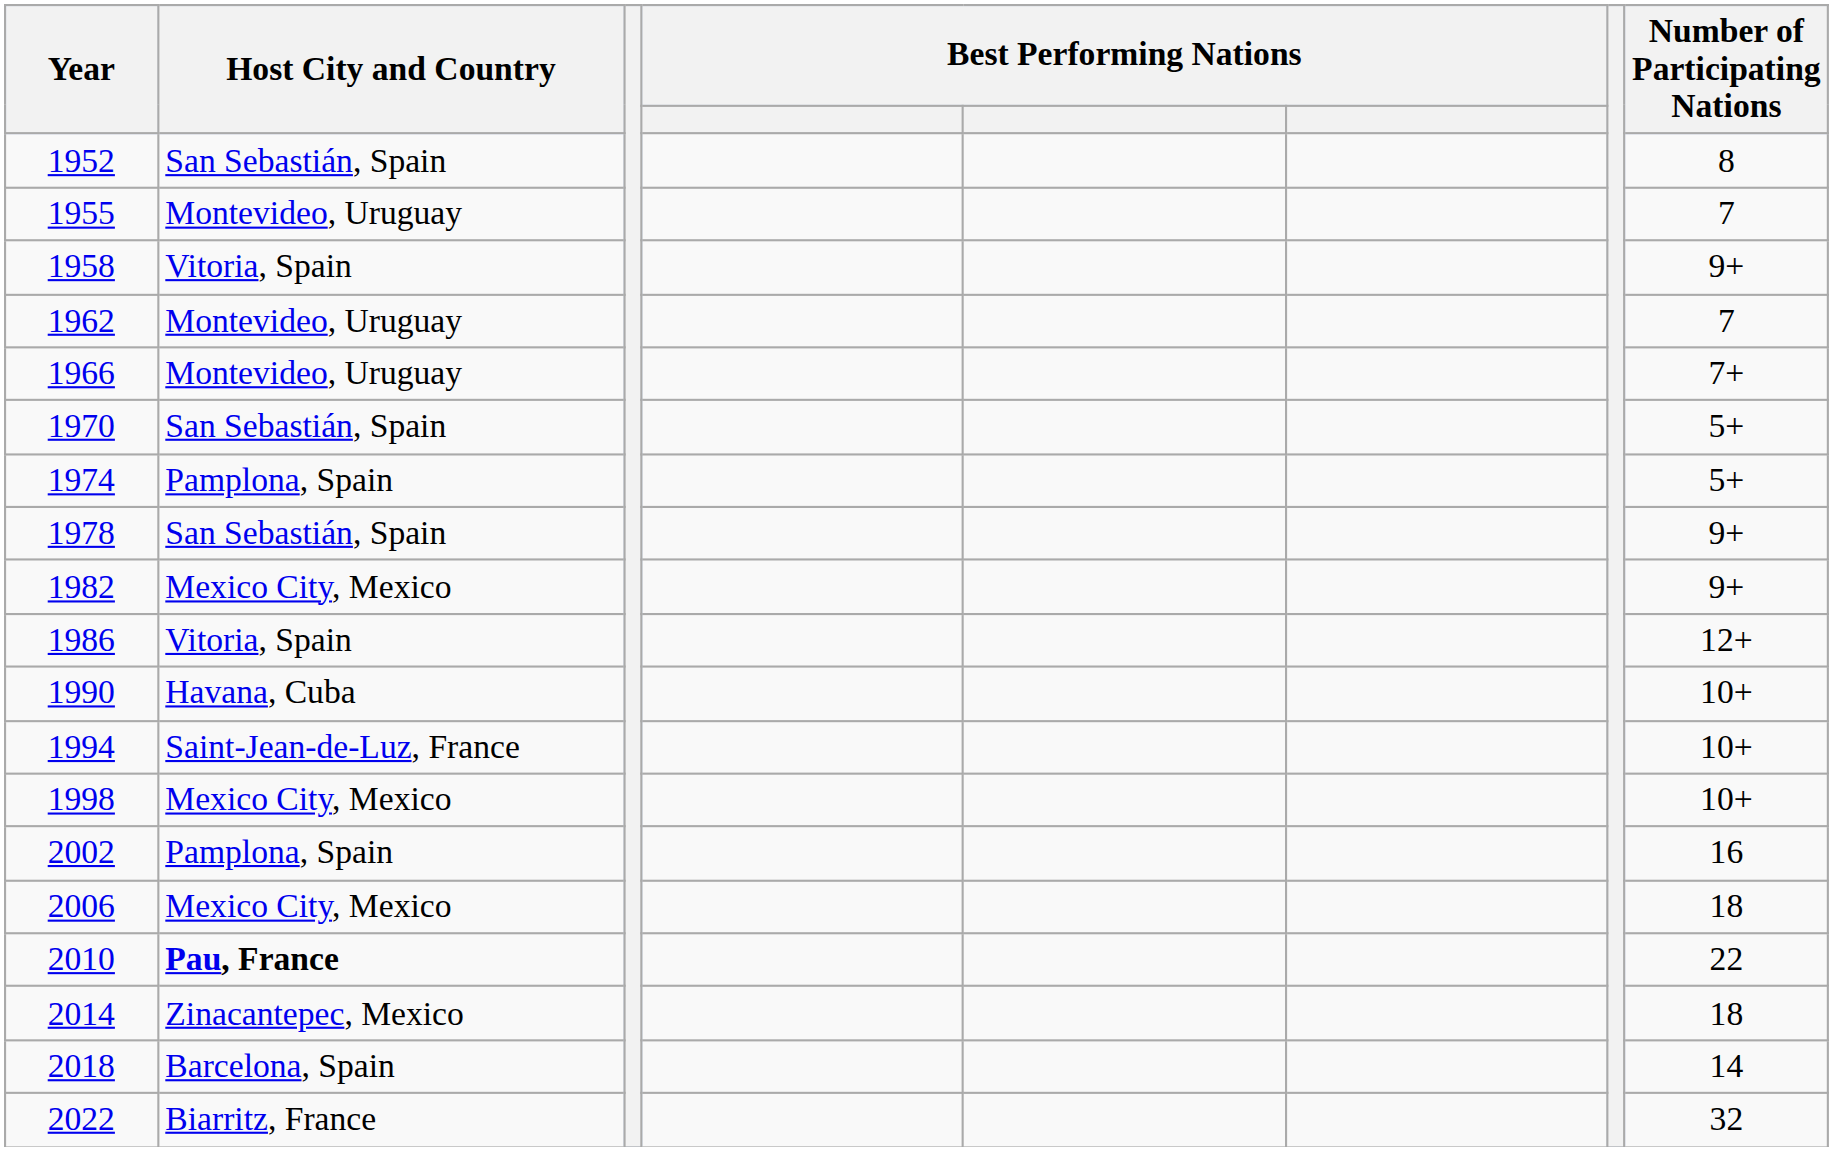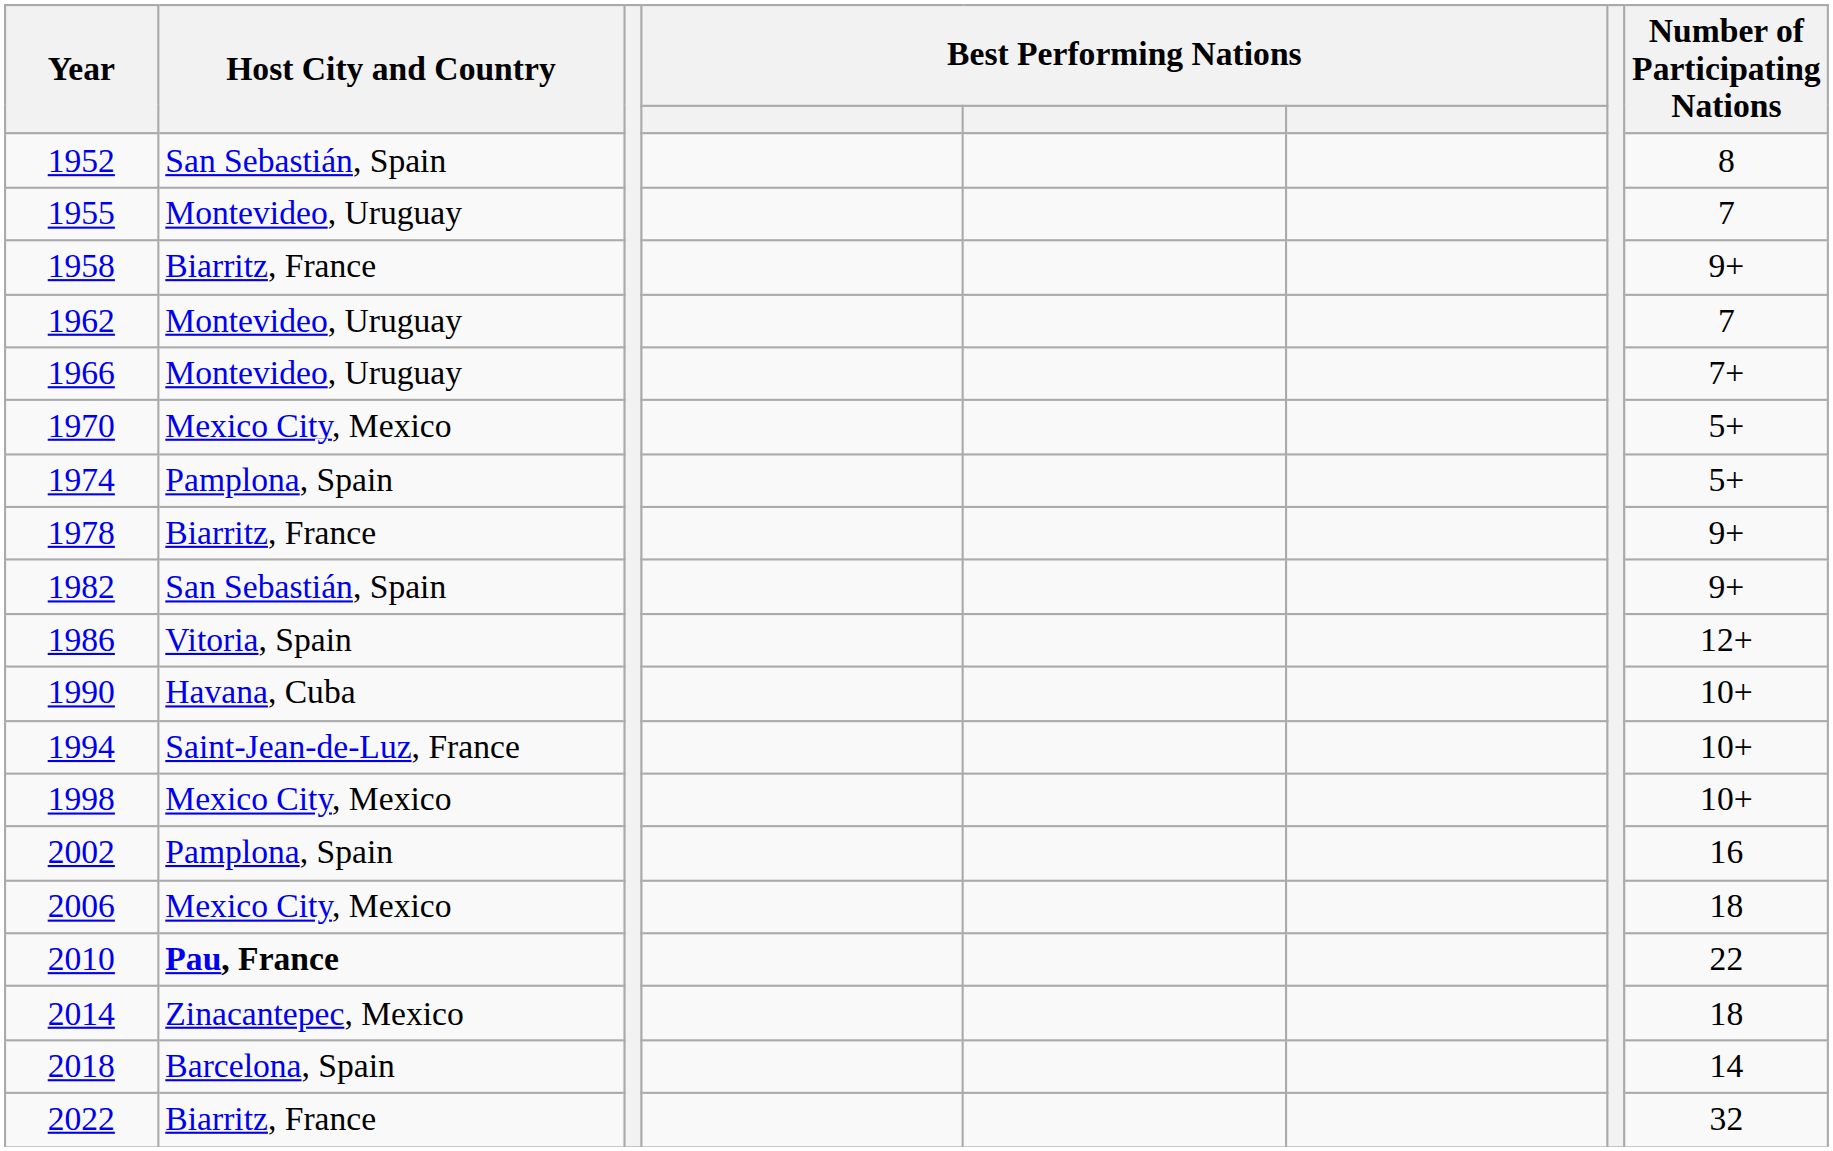(259, 266) Vitoria, Spain -> (271, 266) Biarritz, France
(306, 426) San Sebastián, Spain -> (308, 426) Mexico City, Mexico
(306, 533) San Sebastián, Spain -> (271, 533) Biarritz, France
(308, 586) Mexico City, Mexico -> (306, 586) San Sebastián, Spain
